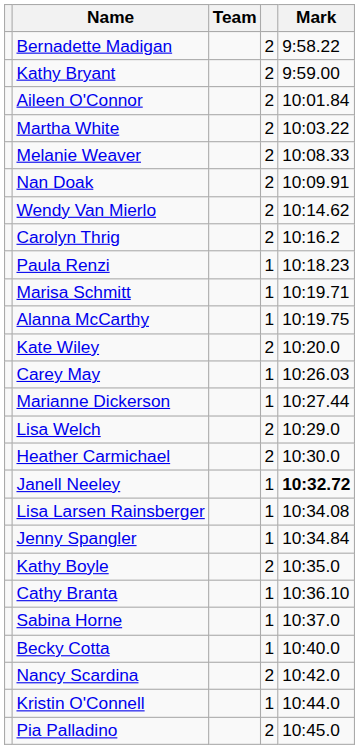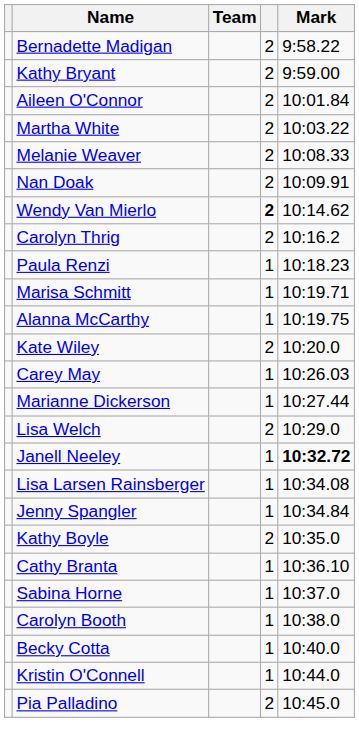(269, 210) normal -> (269, 210) bold
- row: (93, 456)
+ row: (71, 621)
- row: (77, 675)
